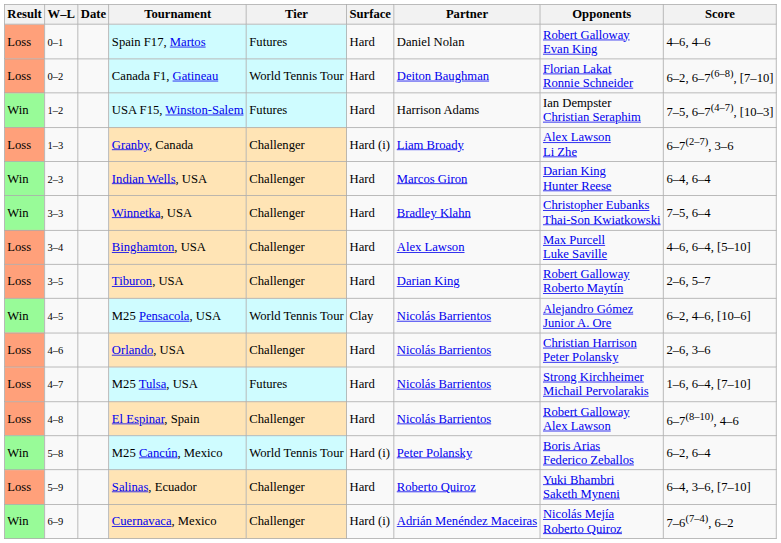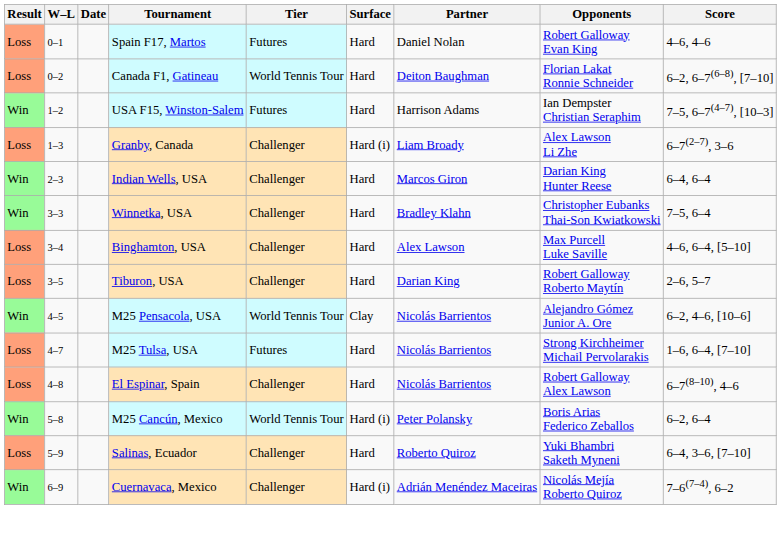- row: (148, 350)
